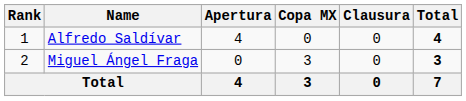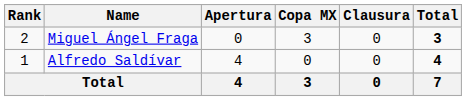rows swapped: (115, 39) <-> (123, 61)
